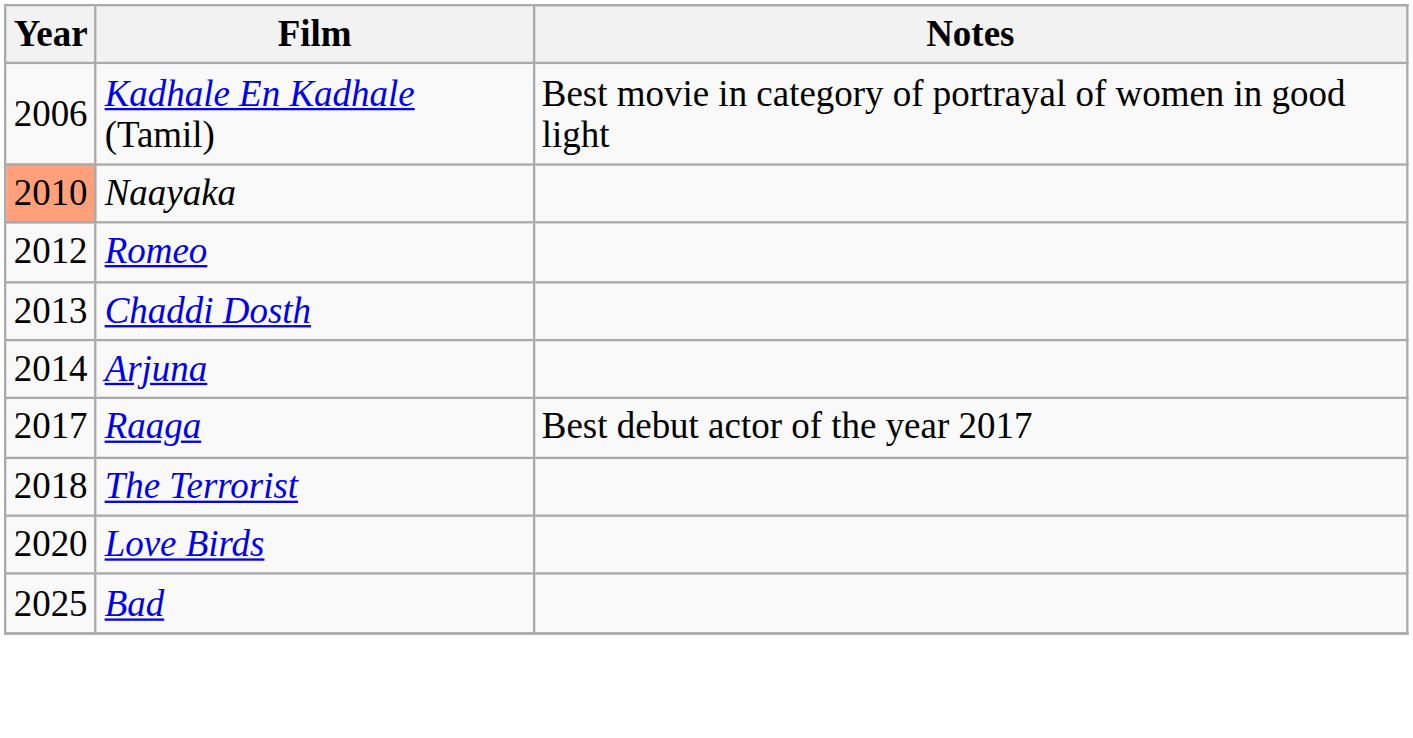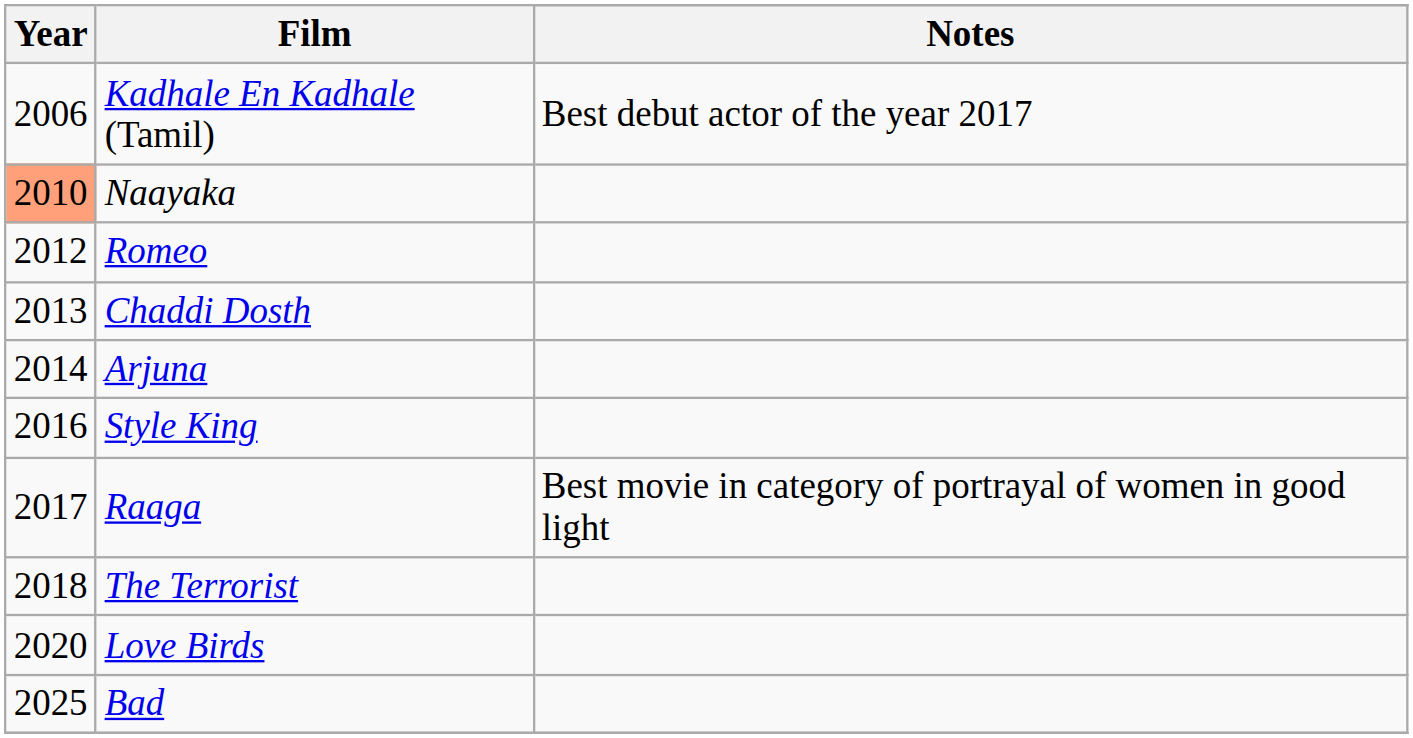(944, 113) Best movie in category of portrayal of women in good light -> (787, 113) Best debut actor of the year 2017
+ row: (181, 427)
(787, 427) Best debut actor of the year 2017 -> (944, 506) Best movie in category of portrayal of women in good light
